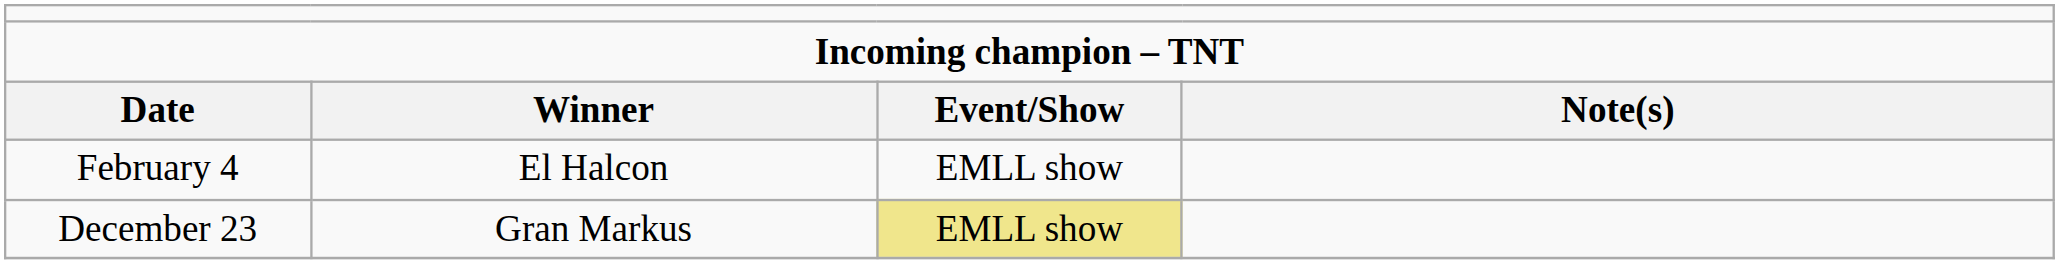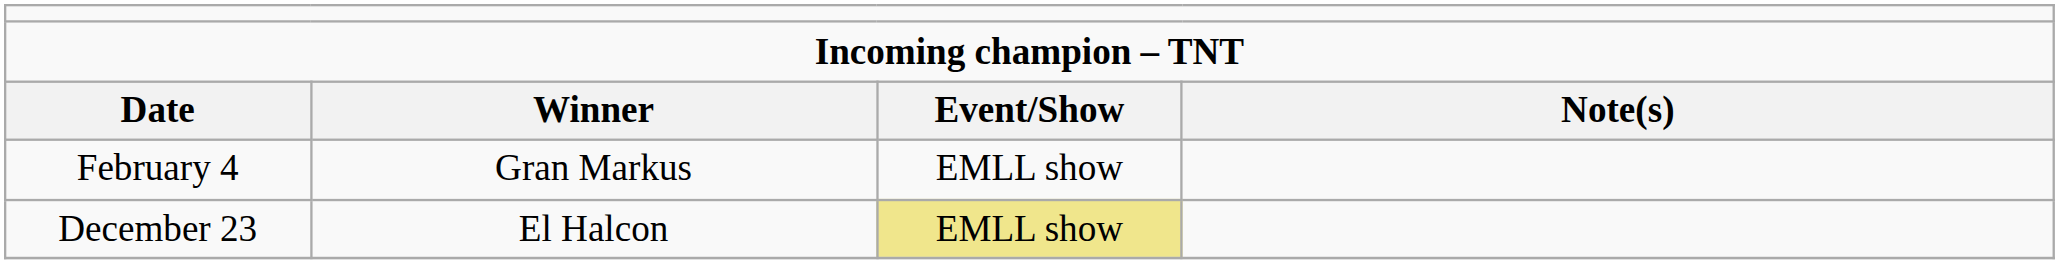(594, 168) El Halcon -> (594, 168) Gran Markus
(594, 227) Gran Markus -> (594, 227) El Halcon
